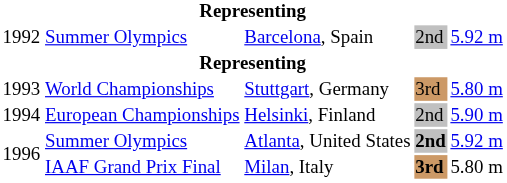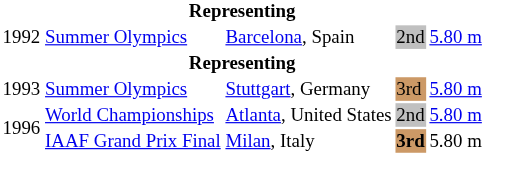(477, 37) 5.92 m -> (456, 37) 5.80 m
(129, 88) World Championships -> (116, 88) Summer Olympics
- row: (310, 114)
(116, 140) Summer Olympics -> (129, 114) World Championships
(430, 140) bold -> (411, 114) normal
(477, 140) 5.92 m -> (456, 114) 5.80 m
